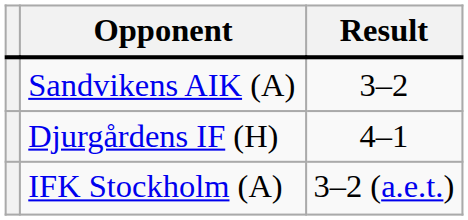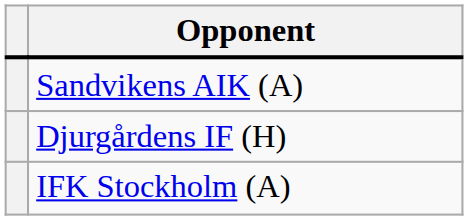- column: (384, 30)
